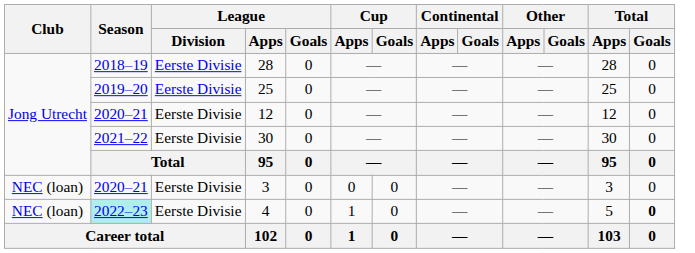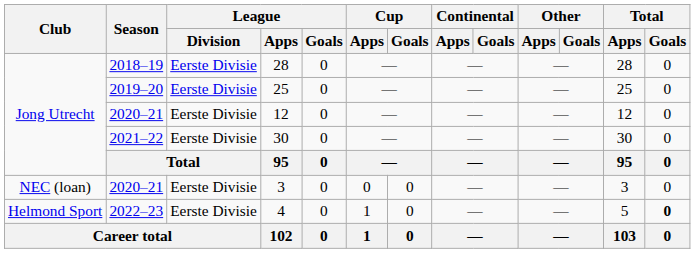(47, 211) NEC (loan) -> (55, 211) Helmond Sport
(121, 211) paleturquoise background -> (136, 211) no background
